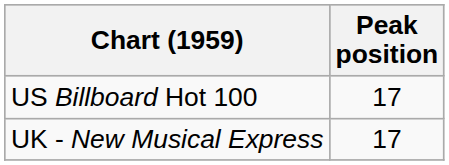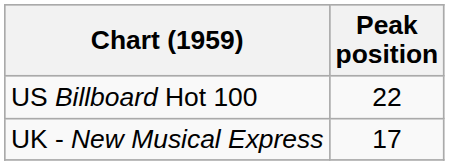(387, 97) 17 -> (387, 97) 22
